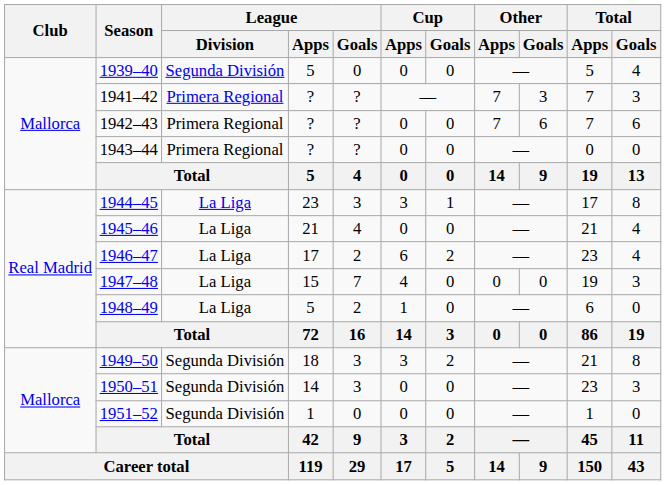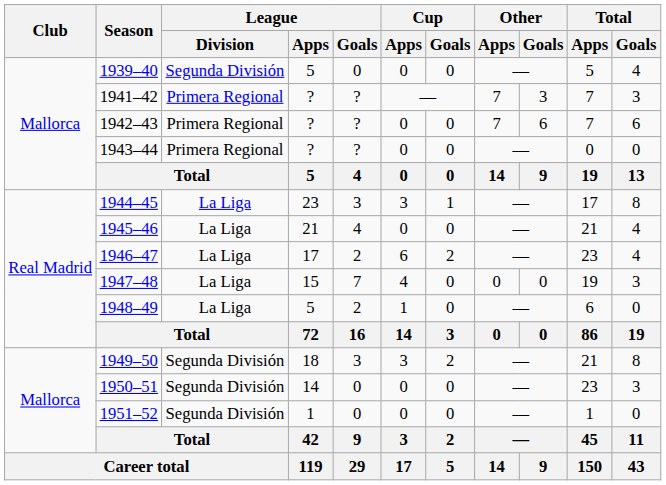(357, 387) 3 -> (357, 387) 0
